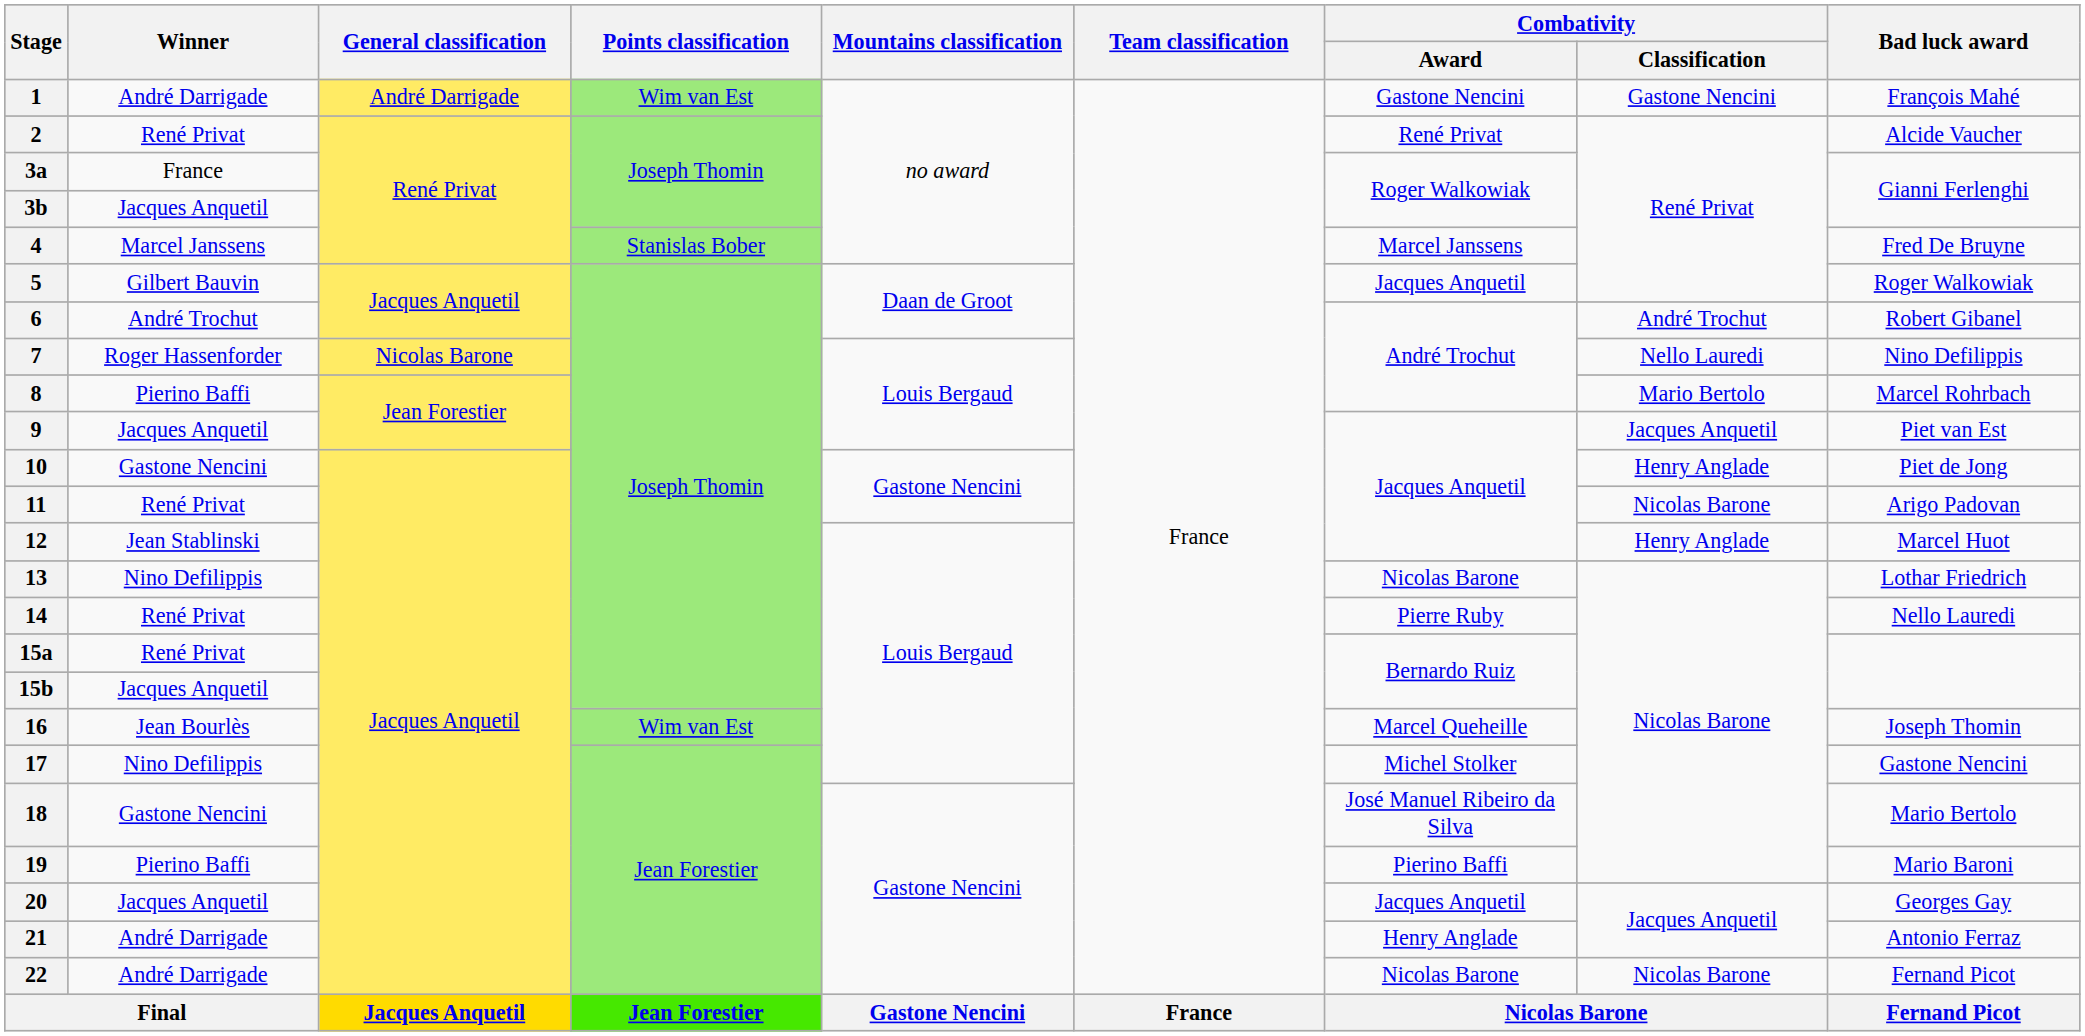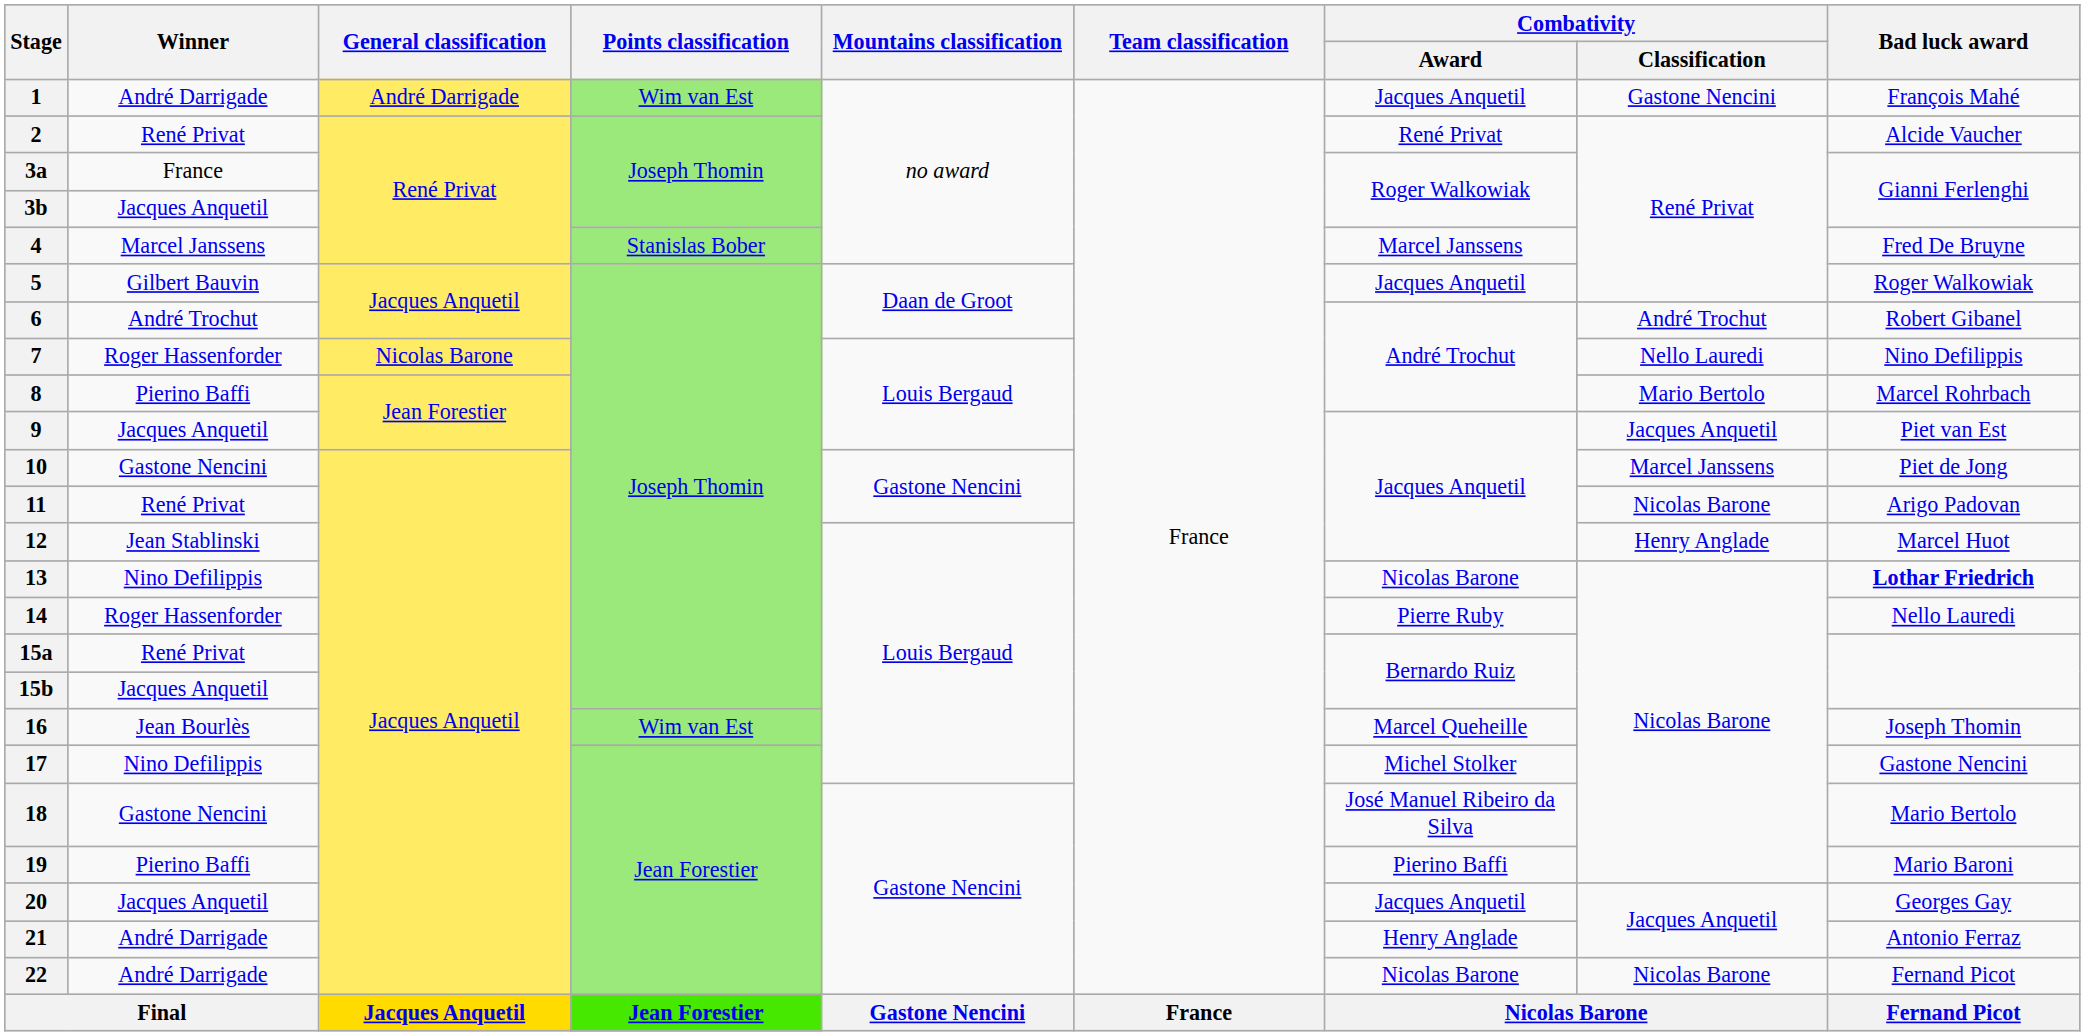(1450, 97) Gastone Nencini -> (1450, 97) Jacques Anquetil
(1702, 467) Henry Anglade -> (1702, 467) Marcel Janssens
(1953, 578) normal -> (1953, 578) bold
(193, 615) René Privat -> (193, 615) Roger Hassenforder
